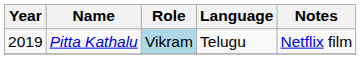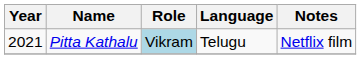(25, 41) 2019 -> (25, 41) 2021
